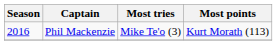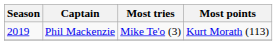(18, 31) 2016 -> (18, 31) 2019
